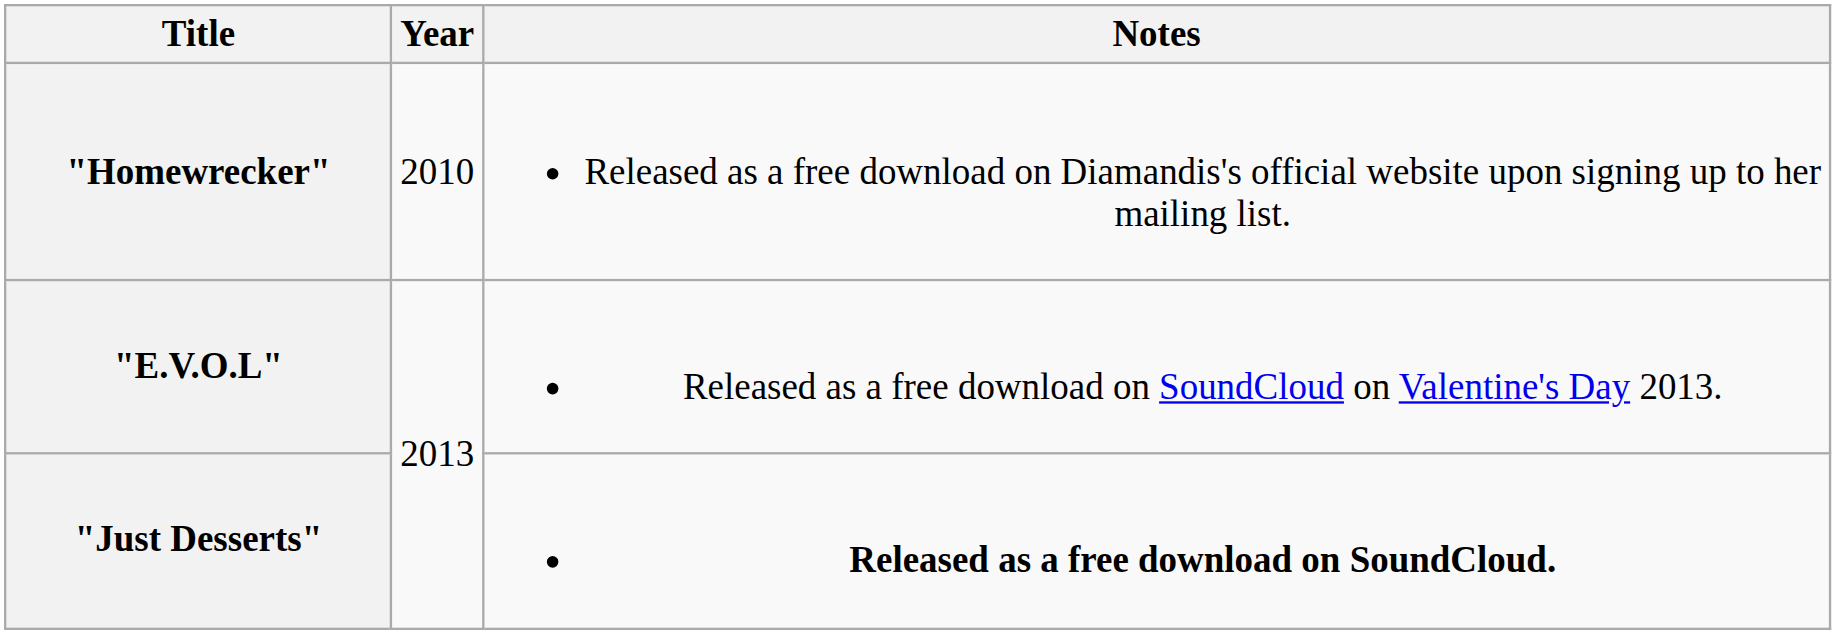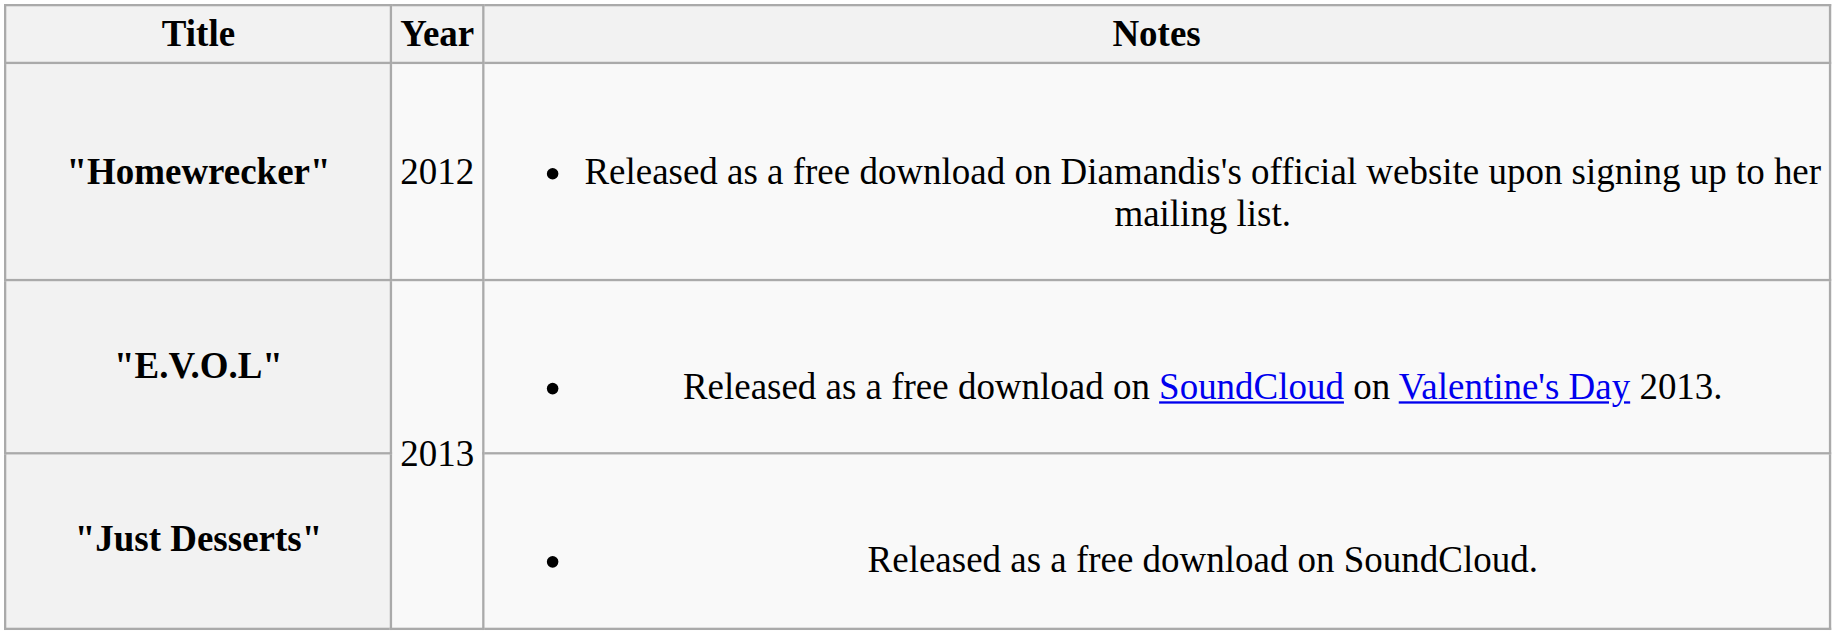(437, 170) 2010 -> (437, 170) 2012
(1157, 561) bold -> (1157, 561) normal
